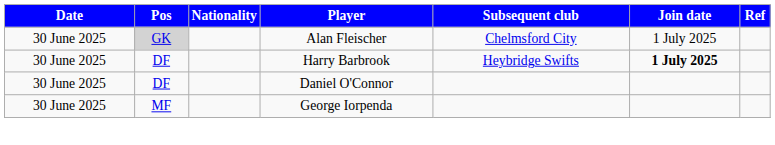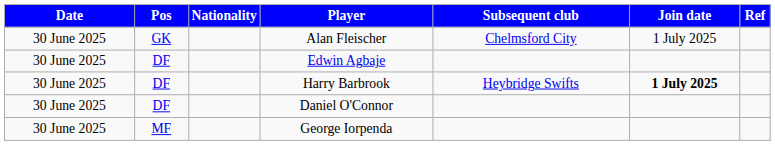(161, 38) lightgrey background -> (161, 38) no background
+ row: (346, 61)
